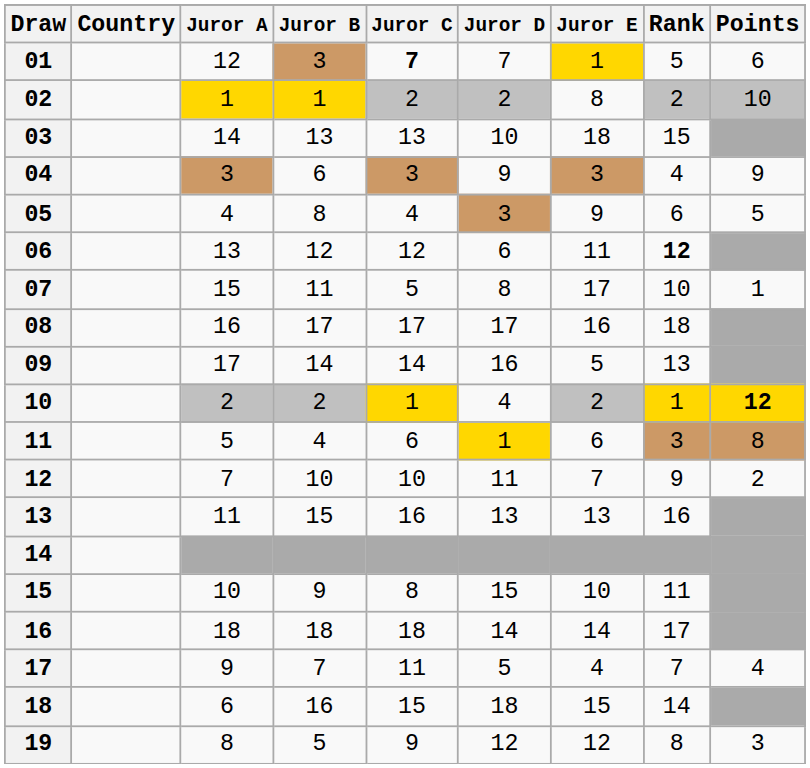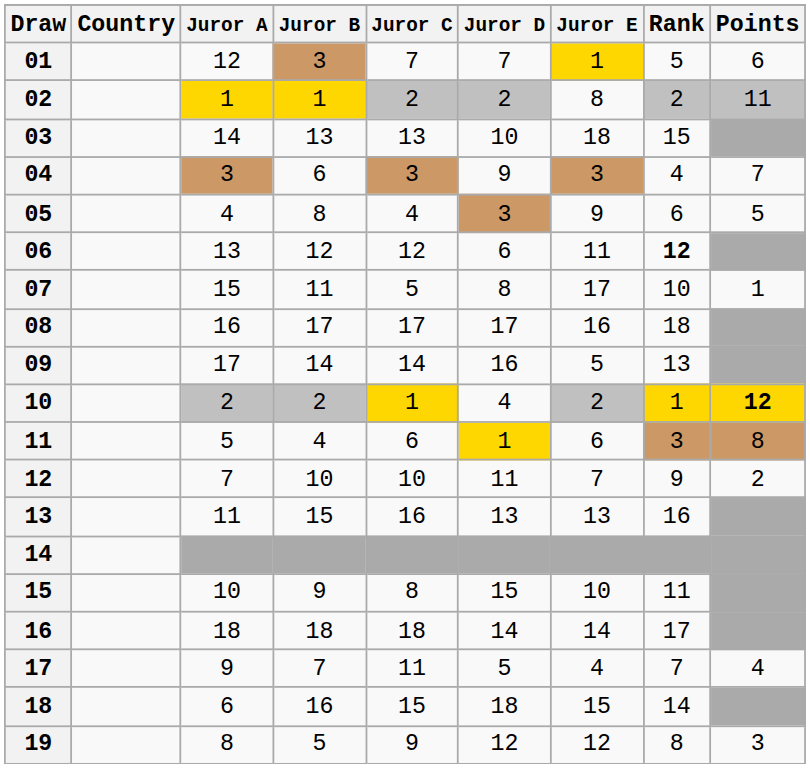(412, 62) bold -> (412, 62) normal
(758, 100) 10 -> (758, 100) 11
(758, 176) 9 -> (758, 176) 7
